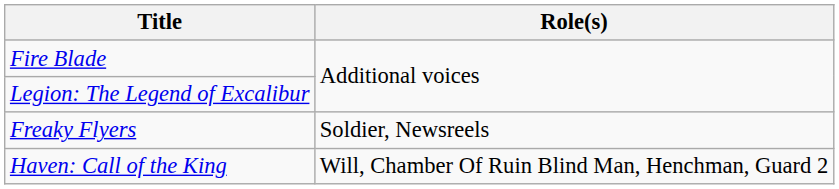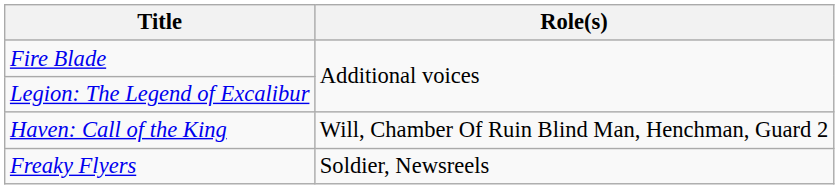rows swapped: (118, 165) <-> (73, 129)
